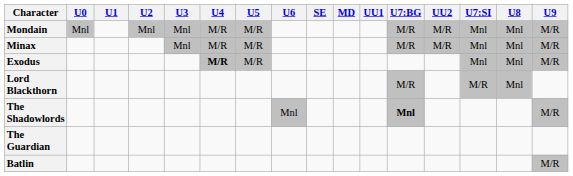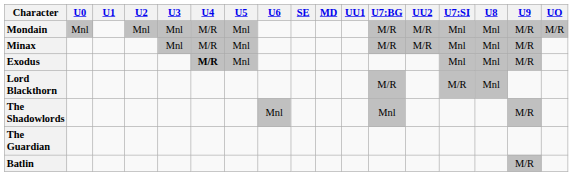+ column: (555, 12)
(253, 29) M/R -> (241, 29) Mnl
(253, 45) M/R -> (241, 45) Mnl
(253, 62) M/R -> (241, 62) Mnl
(406, 112) bold -> (387, 112) normal
